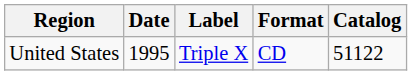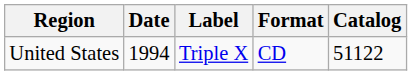(149, 53) 1995 -> (149, 53) 1994
